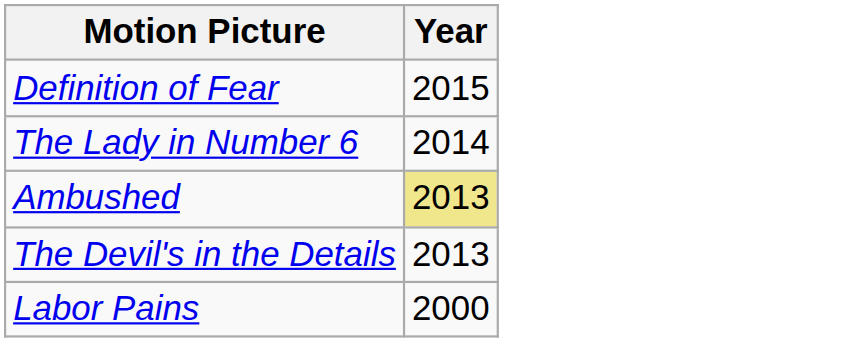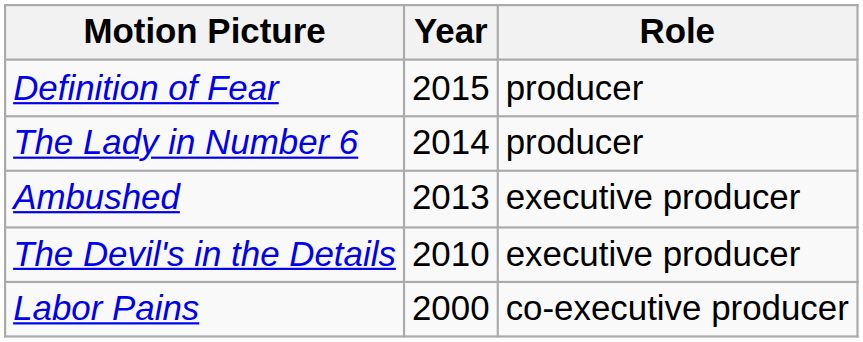+ column: (677, 32)
(451, 198) khaki background -> (451, 198) no background
(451, 253) 2013 -> (451, 253) 2010
